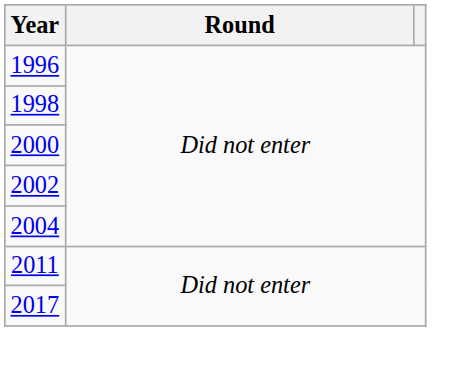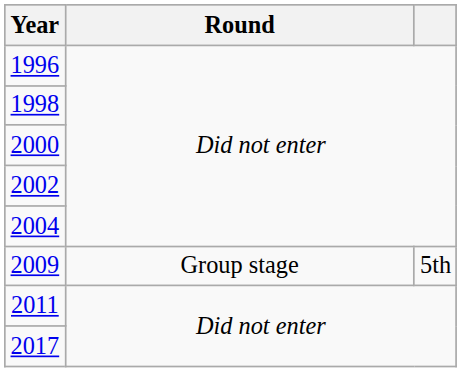+ row: (35, 265)
